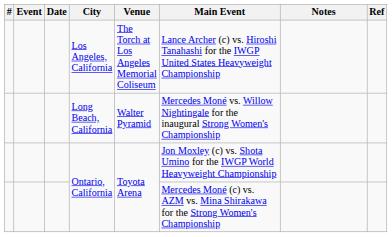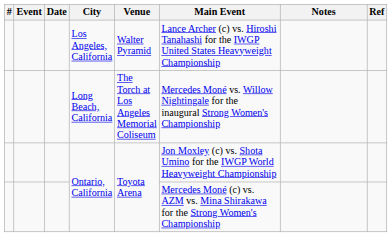(137, 56) The Torch at Los Angeles Memorial Coliseum -> (134, 45) Walter Pyramid
(134, 118) Walter Pyramid -> (137, 106) The Torch at Los Angeles Memorial Coliseum
